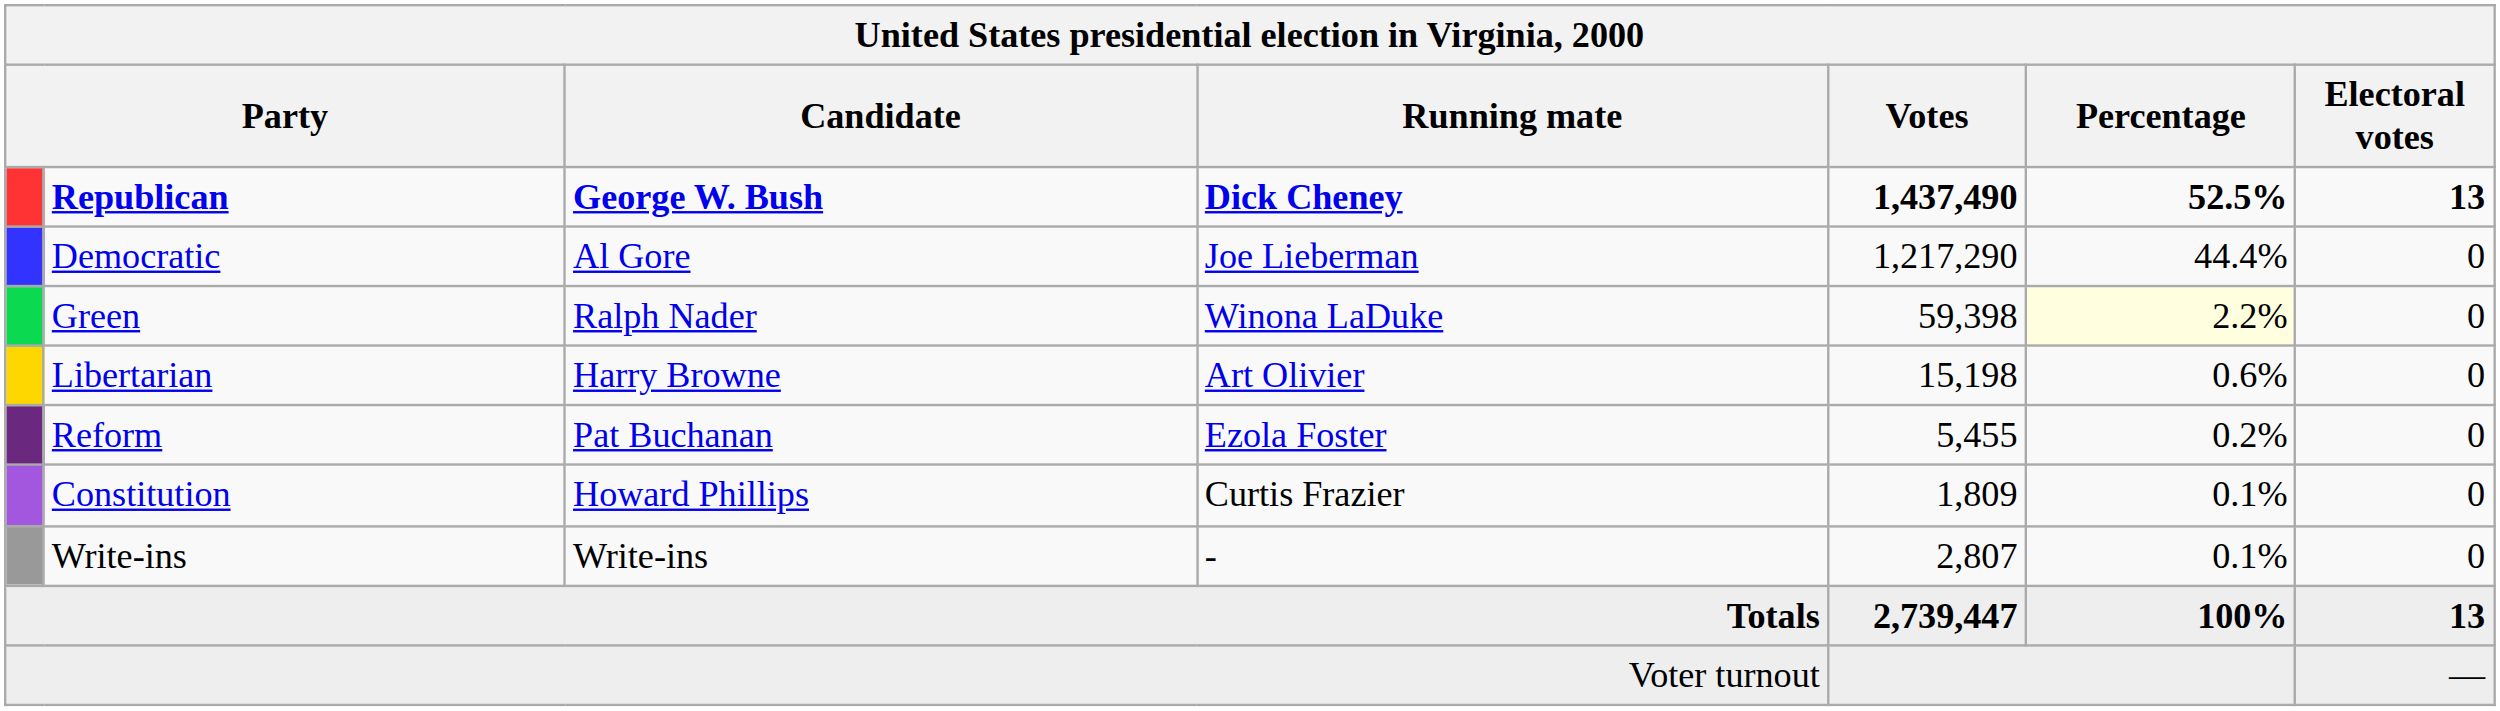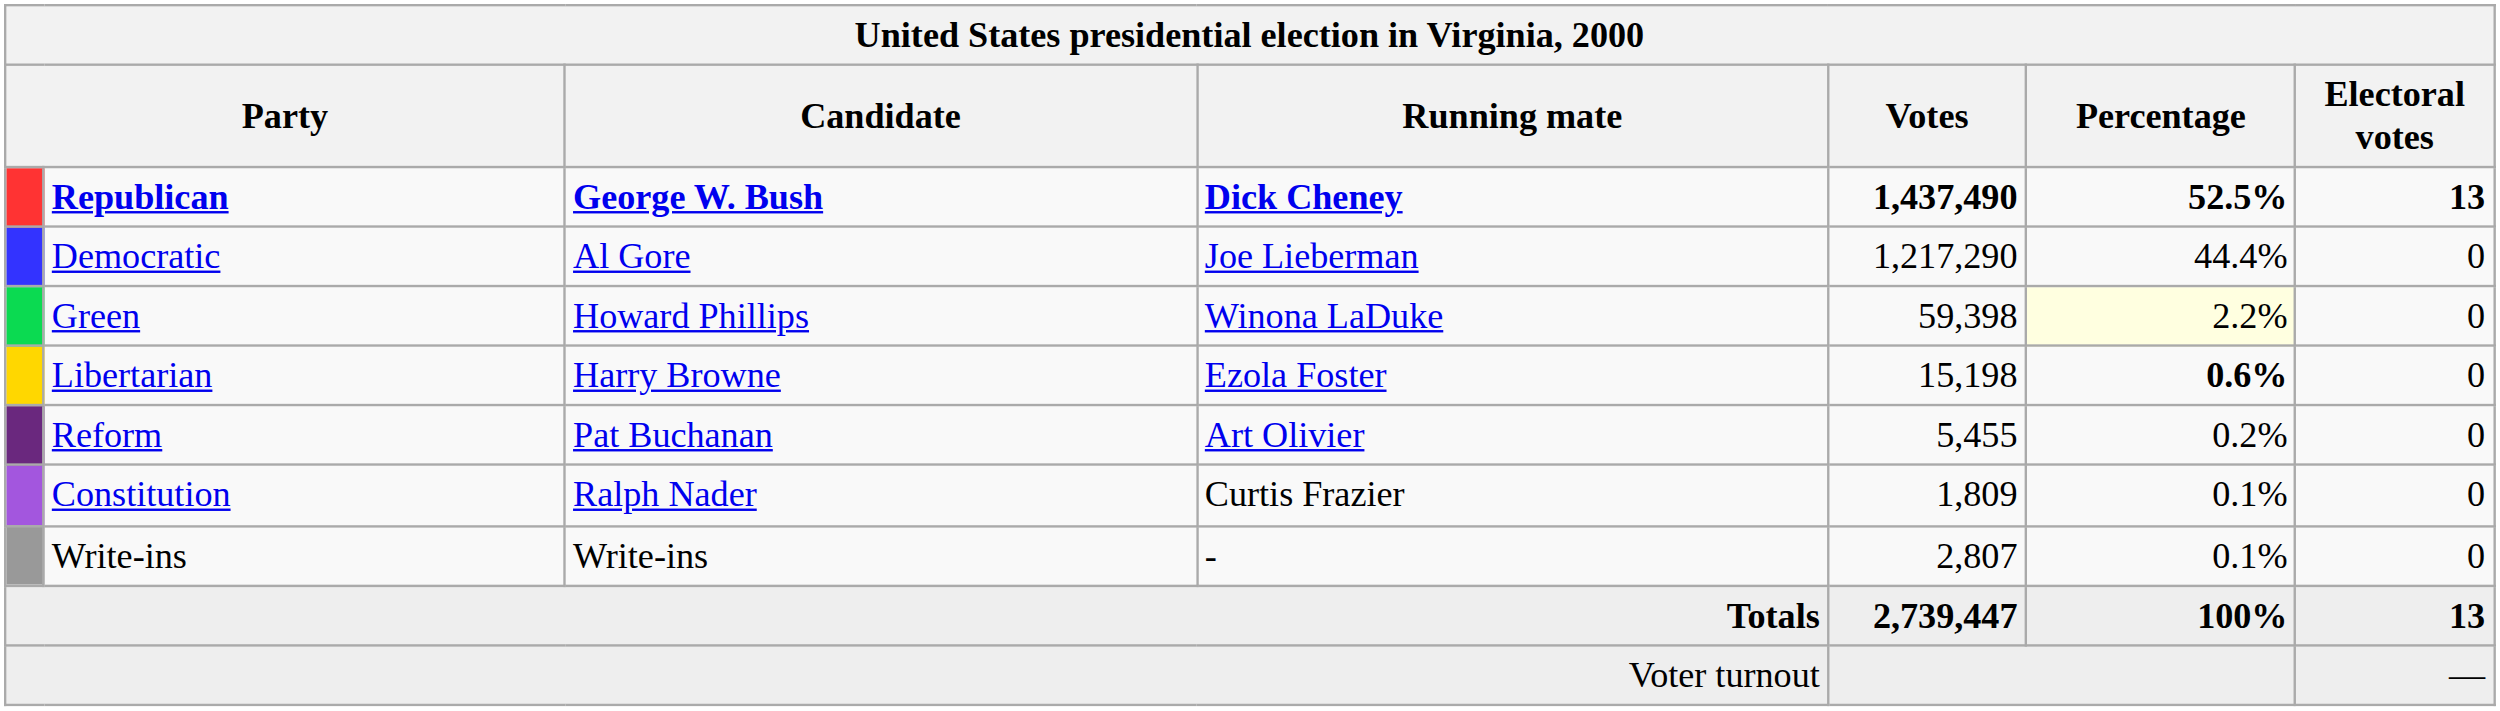(665, 315) Ralph Nader -> (691, 315) Howard Phillips
(1285, 375) Art Olivier -> (1296, 375) Ezola Foster
(2250, 375) normal -> (2247, 375) bold
(1296, 435) Ezola Foster -> (1285, 435) Art Olivier
(691, 494) Howard Phillips -> (665, 494) Ralph Nader
